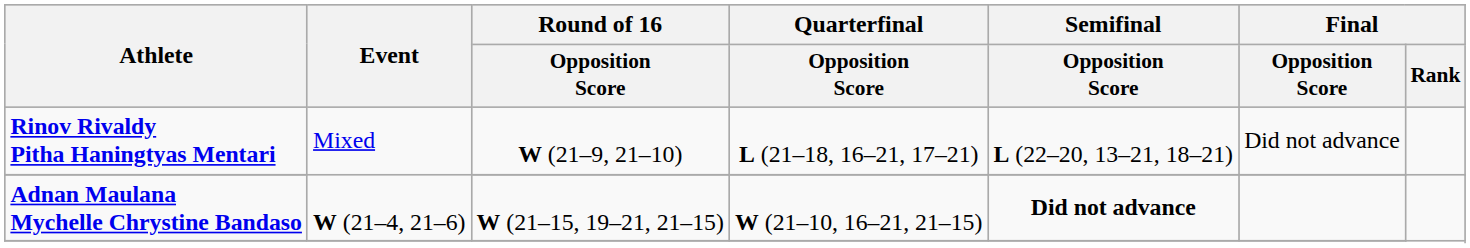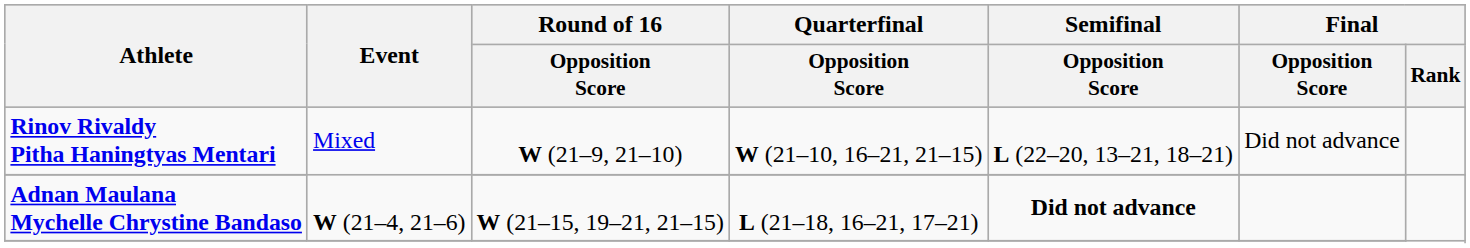(859, 154) L (21–18, 16–21, 17–21) -> (859, 154) W (21–10, 16–21, 21–15)
(859, 221) W (21–10, 16–21, 21–15) -> (859, 221) L (21–18, 16–21, 17–21)
